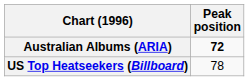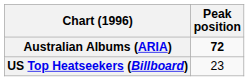(217, 66) 78 -> (217, 66) 23
